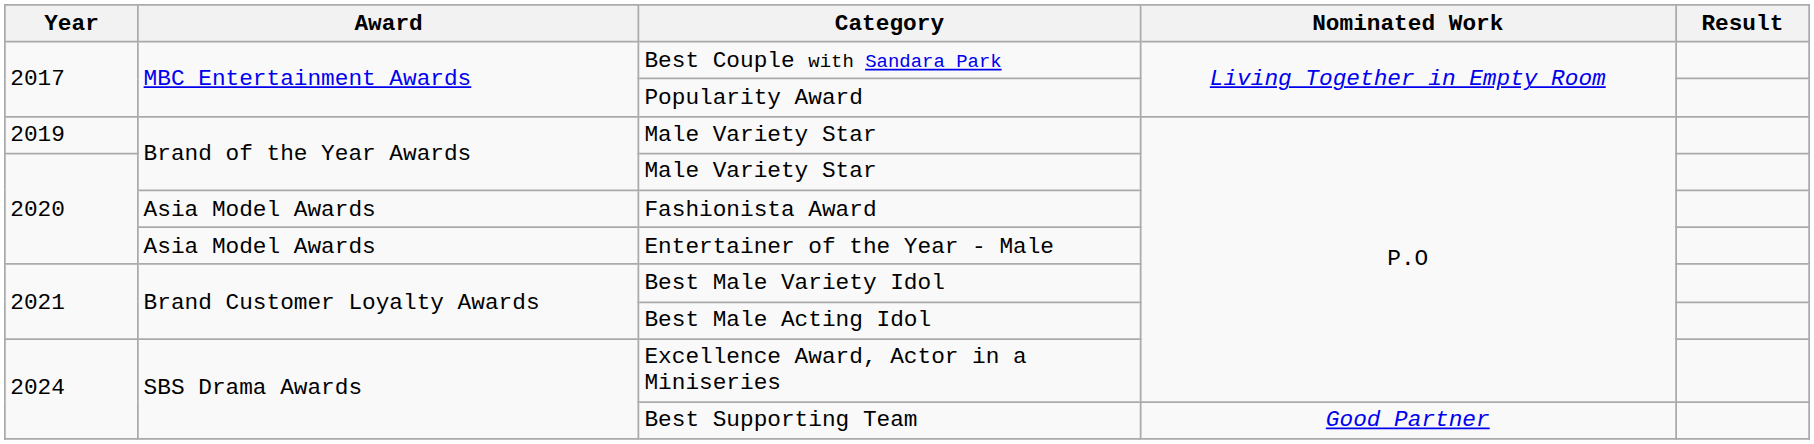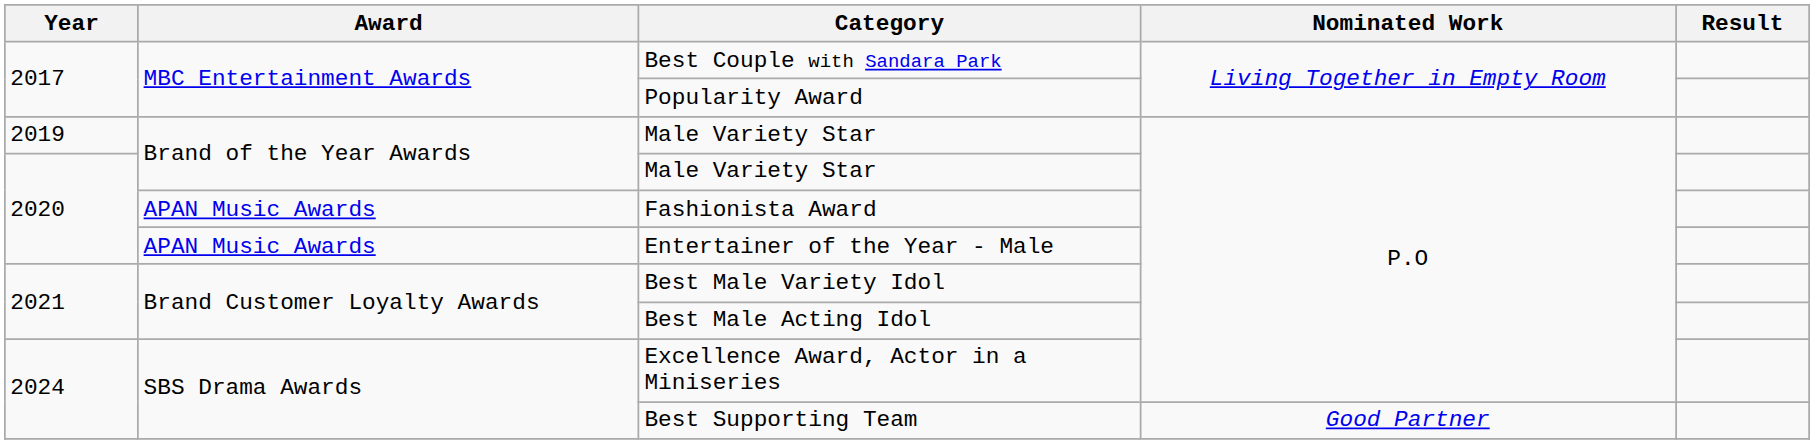(260, 209) Asia Model Awards -> (260, 209) APAN Music Awards
(260, 246) Asia Model Awards -> (260, 246) APAN Music Awards
